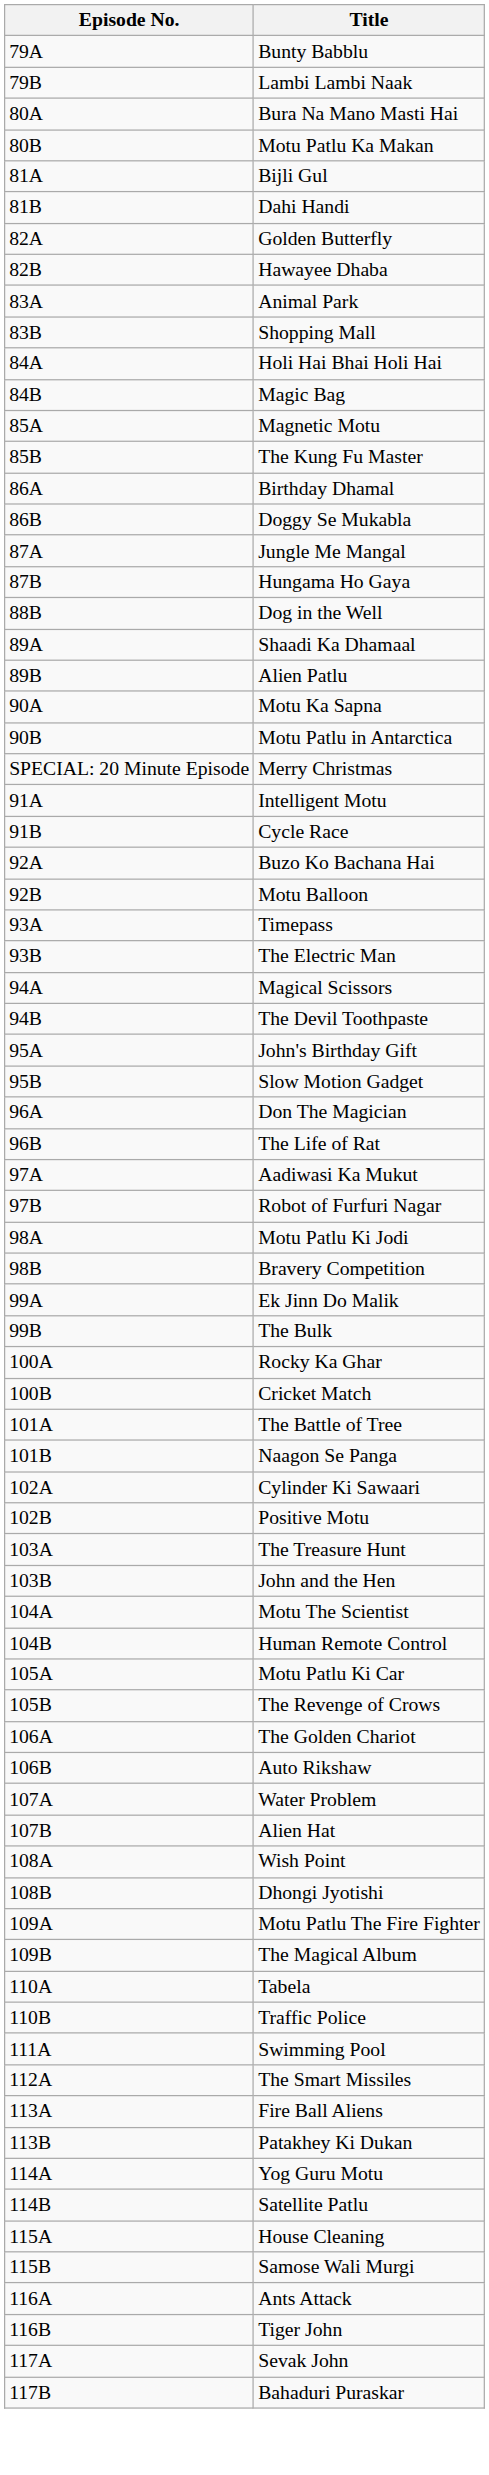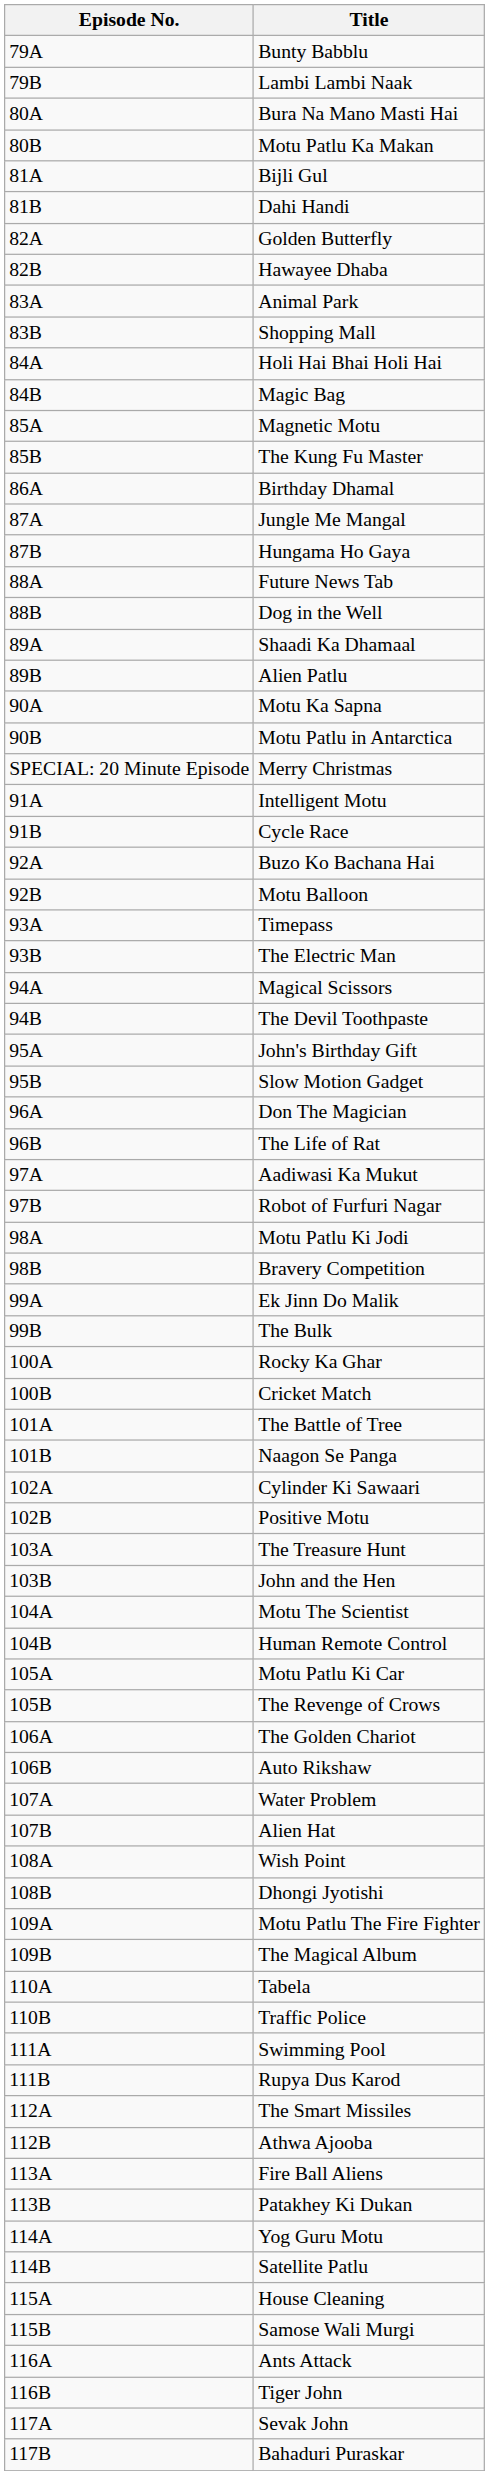- row: (335, 519)
+ row: (326, 581)
+ row: (329, 2080)
+ row: (315, 2142)
